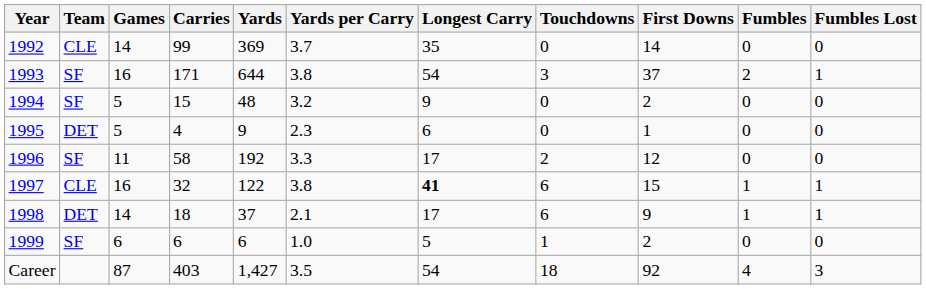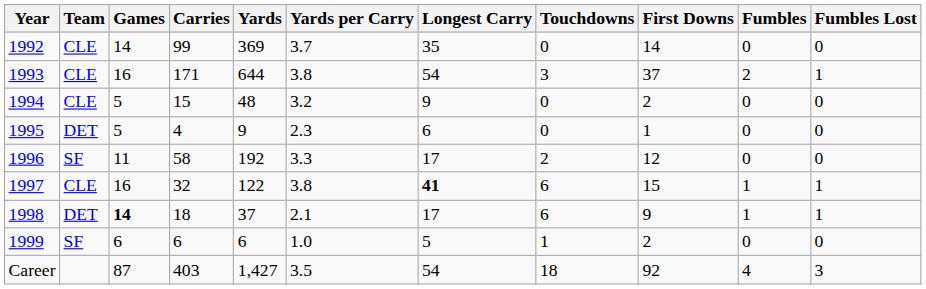(73, 74) SF -> (80, 74) CLE
(73, 102) SF -> (80, 102) CLE
(122, 213) normal -> (122, 213) bold
